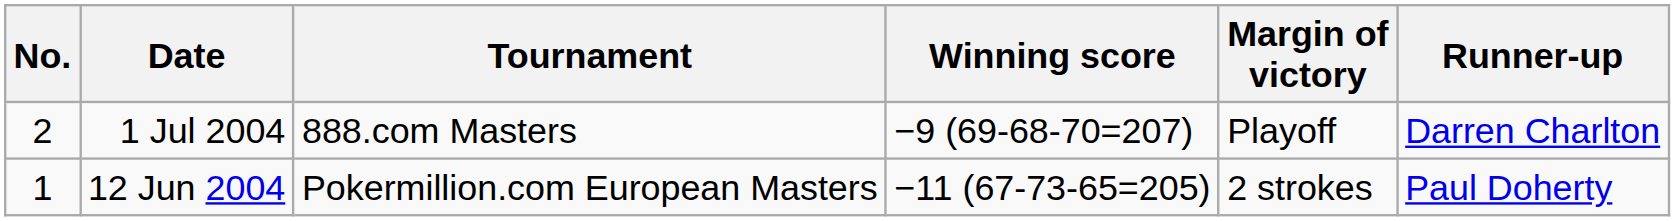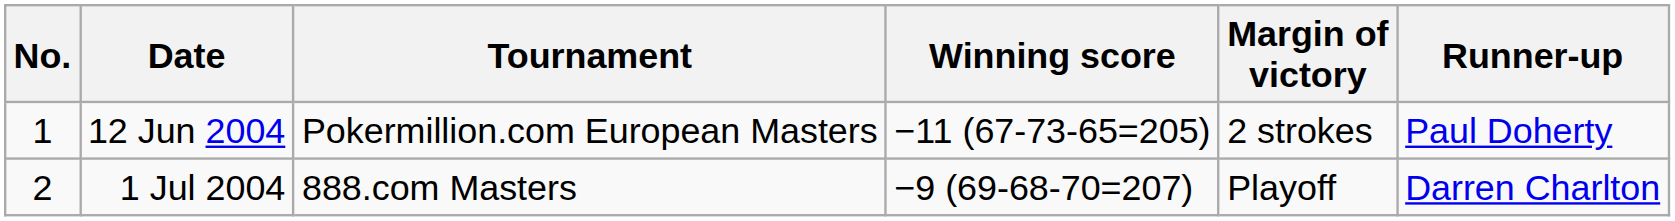rows swapped: (187, 187) <-> (203, 131)
